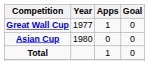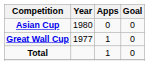rows swapped: (38, 26) <-> (38, 39)
